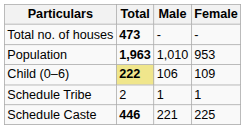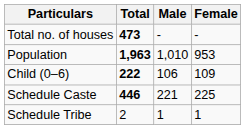(130, 74) khaki background -> (130, 74) no background
rows swapped: (52, 114) <-> (49, 94)
